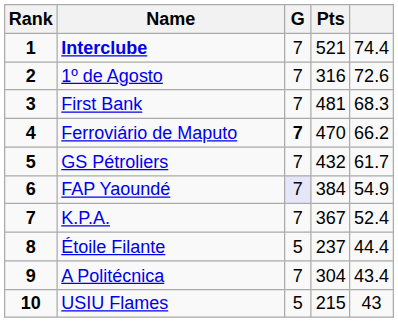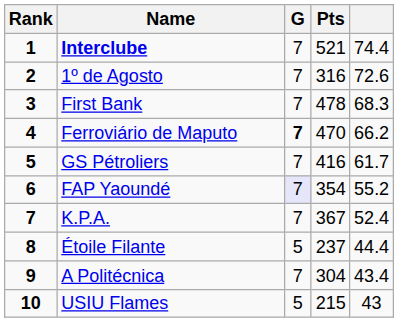(331, 105) 481 -> (331, 105) 478
(331, 161) 432 -> (331, 161) 416
(331, 190) 384 -> (331, 190) 354
(372, 190) 54.9 -> (372, 190) 55.2
